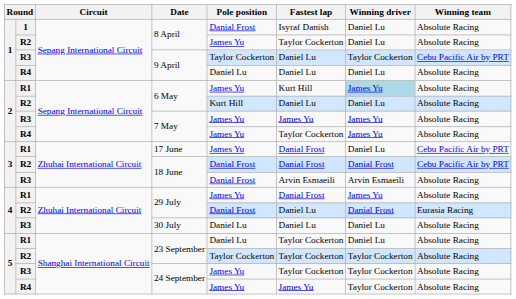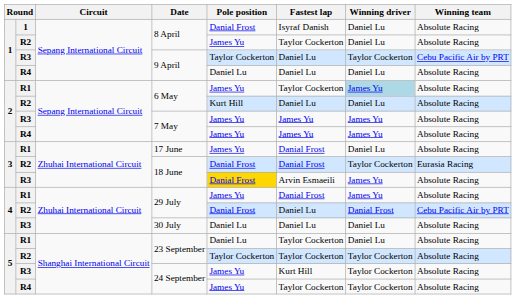(295, 88) Kurt Hill -> (311, 88) Taylor Cockerton
(311, 133) Taylor Cockerton -> (296, 133) James Yu
(463, 149) Cebu Pacific Air by PRT -> (448, 149) Absolute Racing
(371, 164) Danial Frost -> (380, 164) Taylor Cockerton
(463, 164) Cebu Pacific Air by PRT -> (445, 164) Eurasia Racing
(232, 179) no background -> (232, 179) gold background
(376, 179) Arvin Esmaeili -> (365, 179) James Yu
(445, 210) Eurasia Racing -> (463, 210) Cebu Pacific Air by PRT
(311, 271) Taylor Cockerton -> (295, 271) Kurt Hill
(296, 286) James Yu -> (311, 286) Taylor Cockerton
